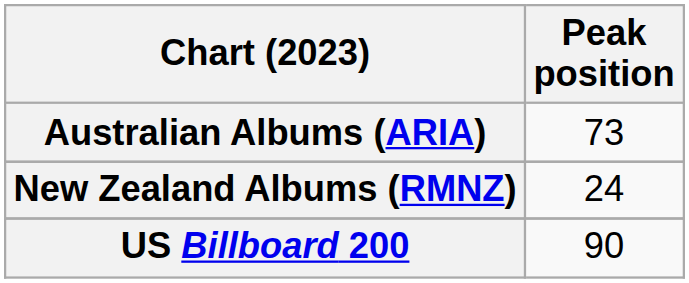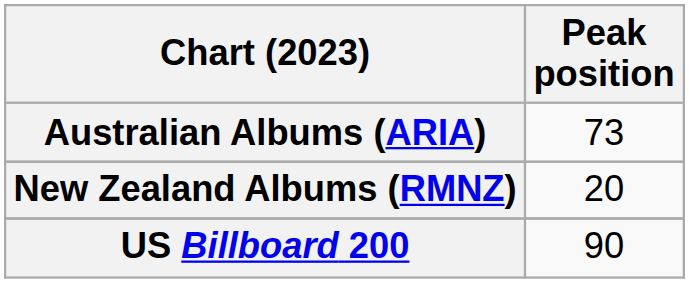(604, 189) 24 -> (604, 189) 20
